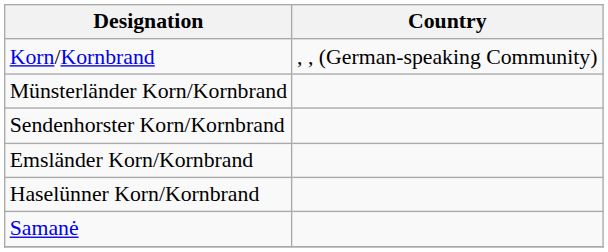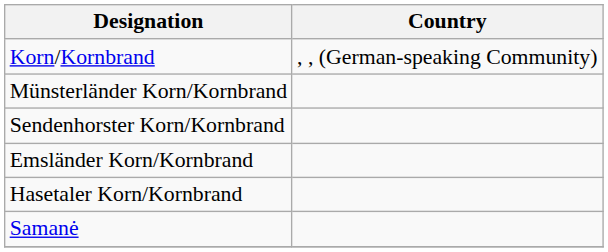- row: (134, 194)
+ row: (126, 194)
